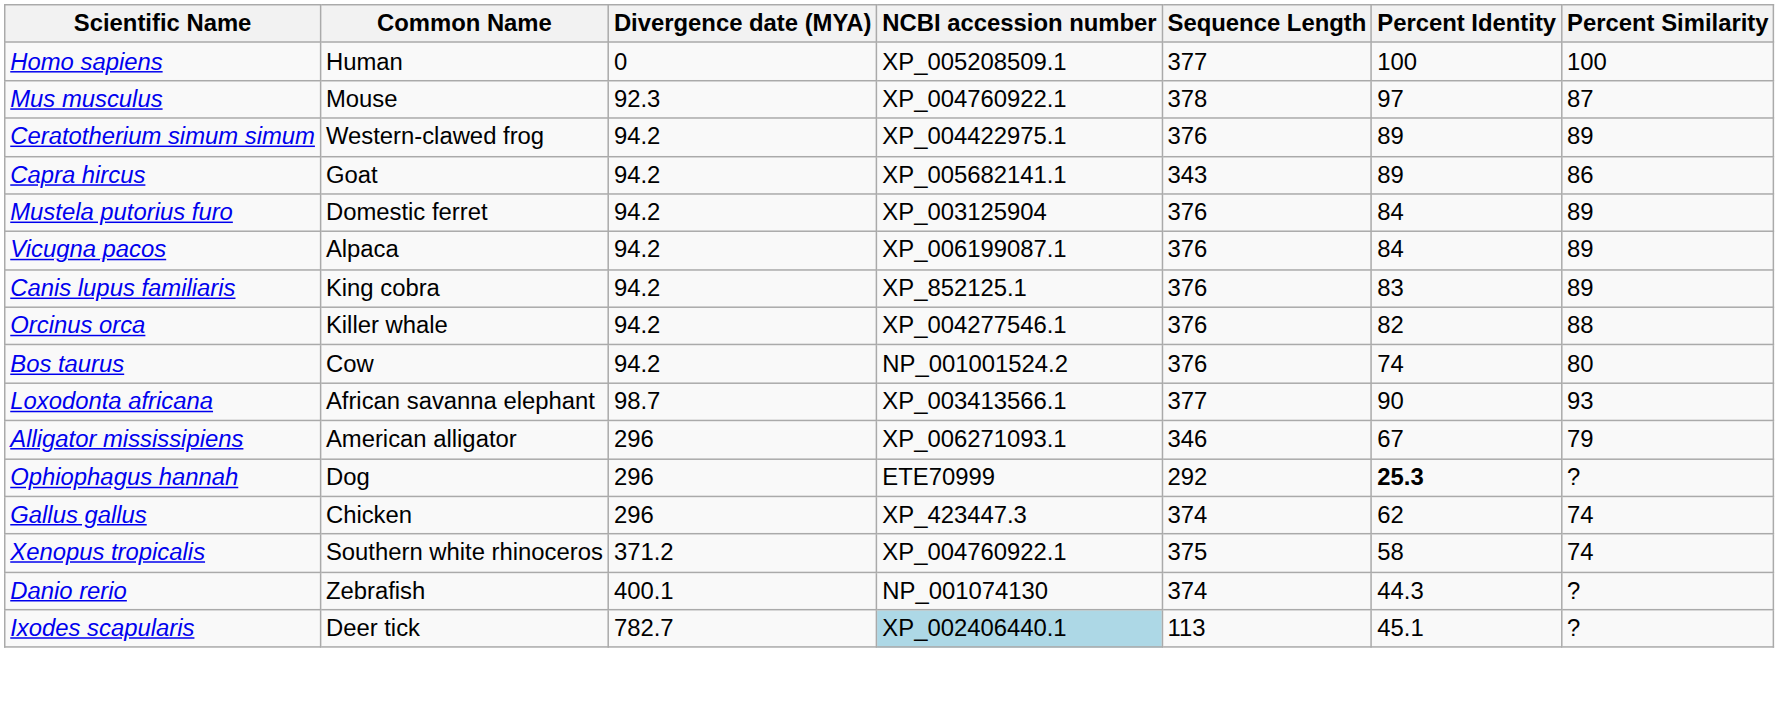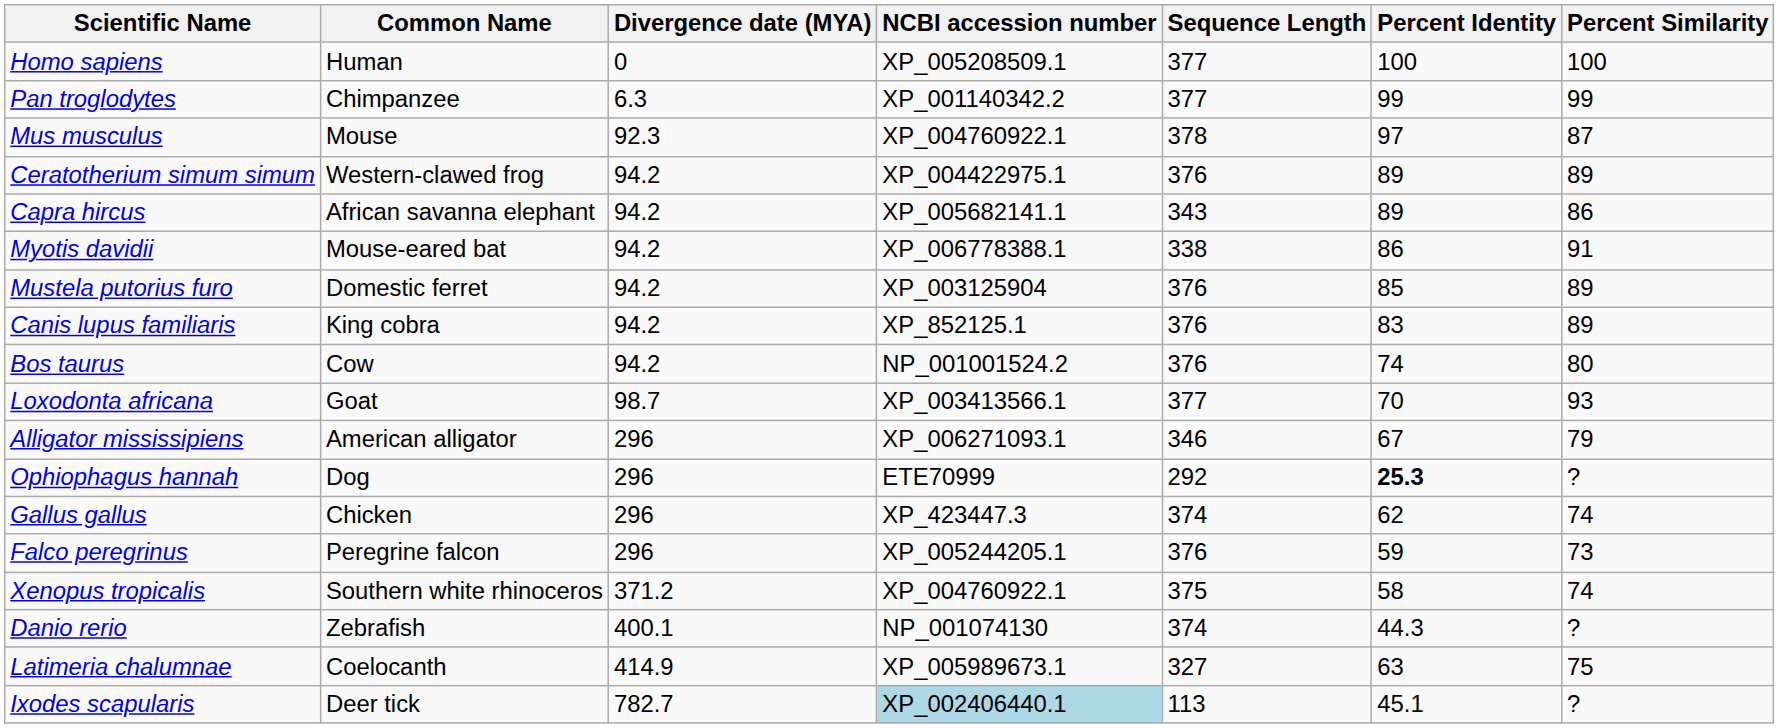+ row: (93, 99)
(352, 174) Goat -> (460, 212) African savanna elephant
+ row: (82, 250)
(1391, 212) 84 -> (1391, 288) 85
- row: (88, 250)
- row: (78, 325)
(460, 401) African savanna elephant -> (352, 401) Goat
(1391, 401) 90 -> (1391, 401) 70
+ row: (99, 552)
+ row: (121, 666)
